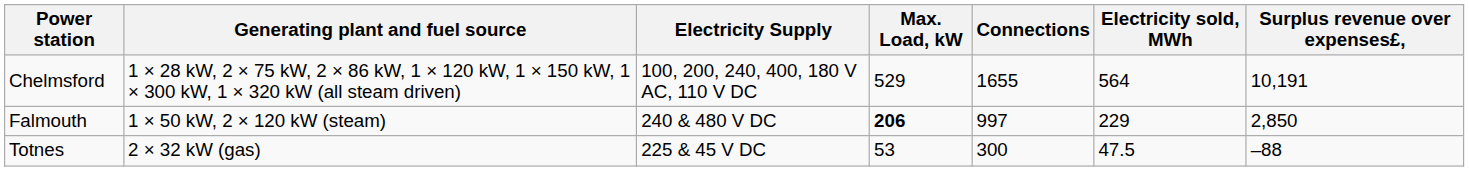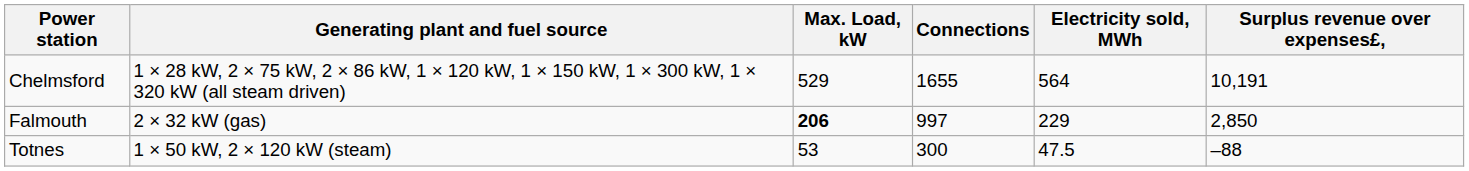- column: (753, 29)
(257, 120) 1 × 50 kW, 2 × 120 kW (steam) -> (200, 120) 2 × 32 kW (gas)
(194, 150) 2 × 32 kW (gas) -> (263, 150) 1 × 50 kW, 2 × 120 kW (steam)
